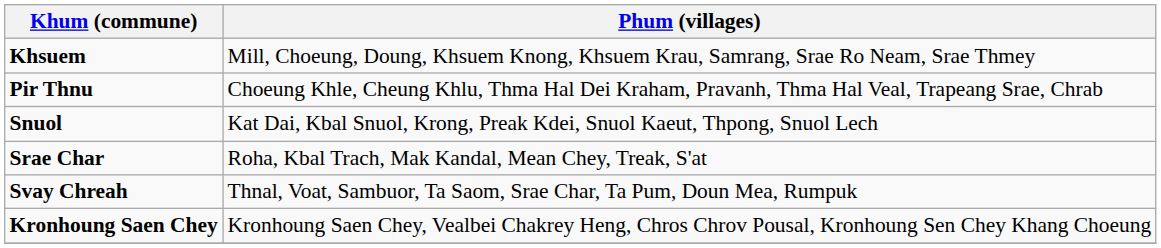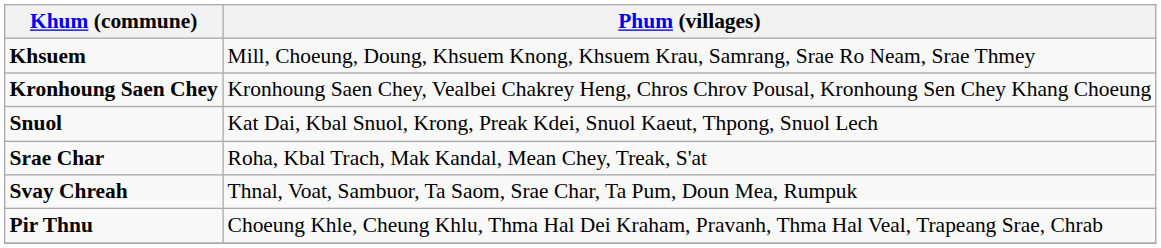rows swapped: (51, 89) <-> (114, 225)
